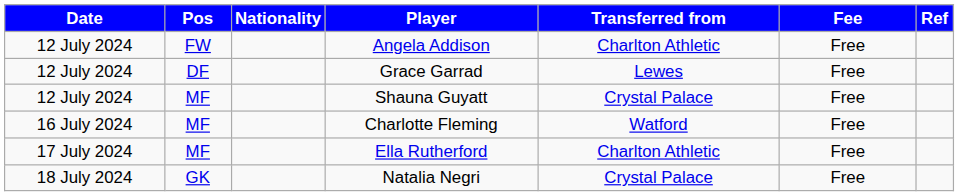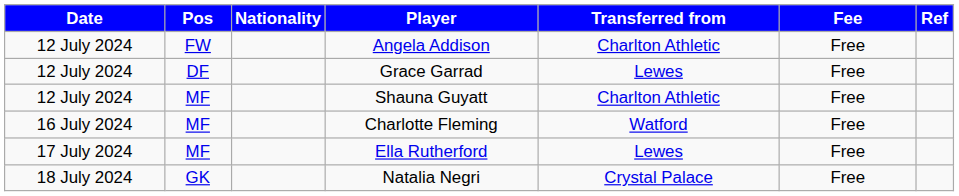(659, 98) Crystal Palace -> (659, 98) Charlton Athletic
(659, 151) Charlton Athletic -> (659, 151) Lewes
